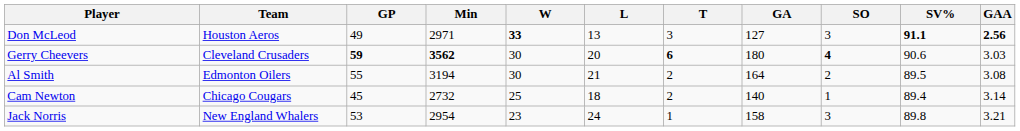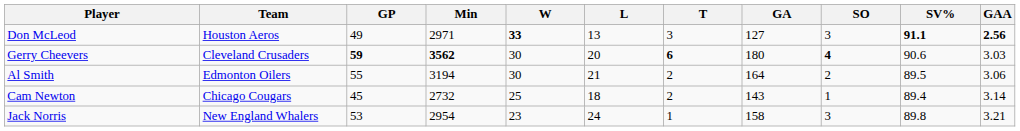(995, 75) 3.08 -> (995, 75) 3.06
(755, 95) 140 -> (755, 95) 143
